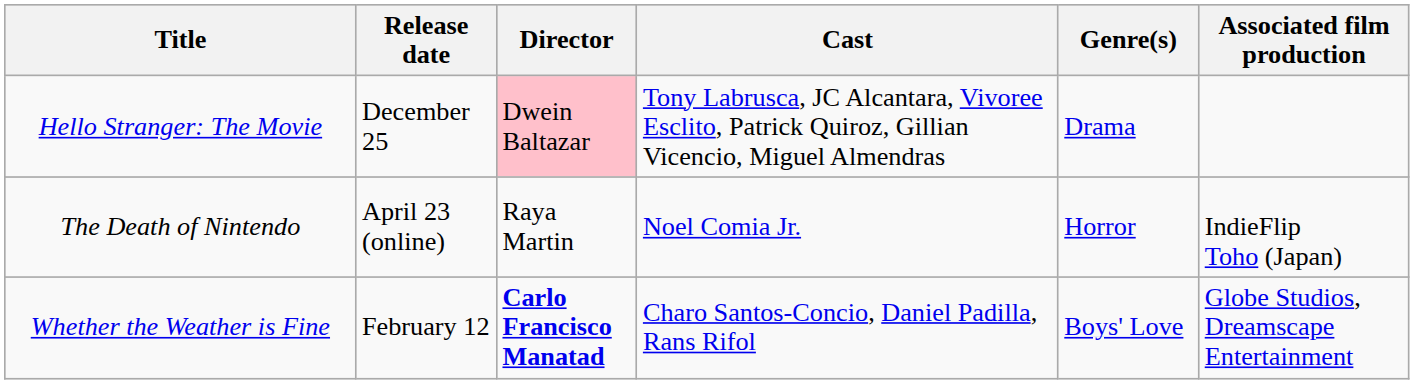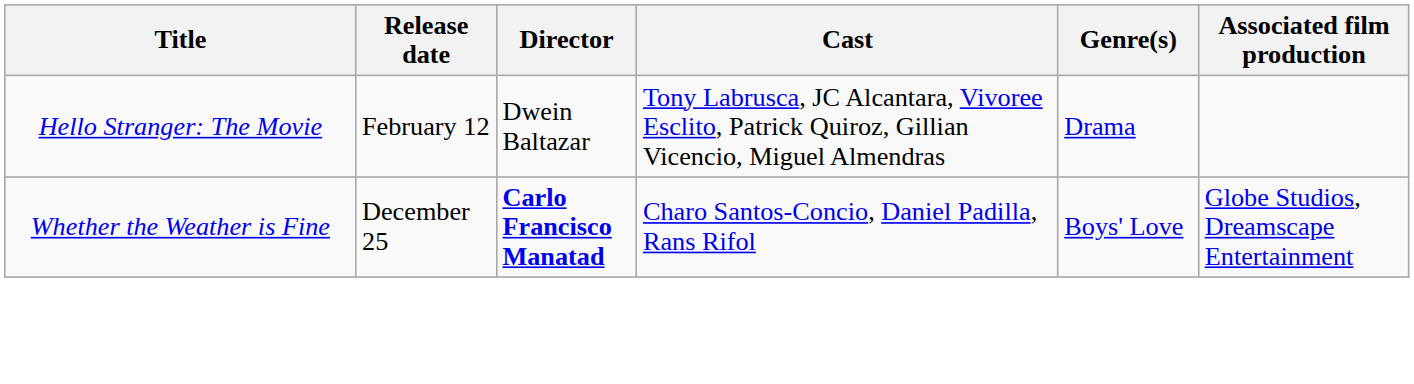(416, 125) December 25 -> (426, 125) February 12
(546, 125) pink background -> (546, 125) no background
- row: (180, 226)
(426, 327) February 12 -> (416, 226) December 25
